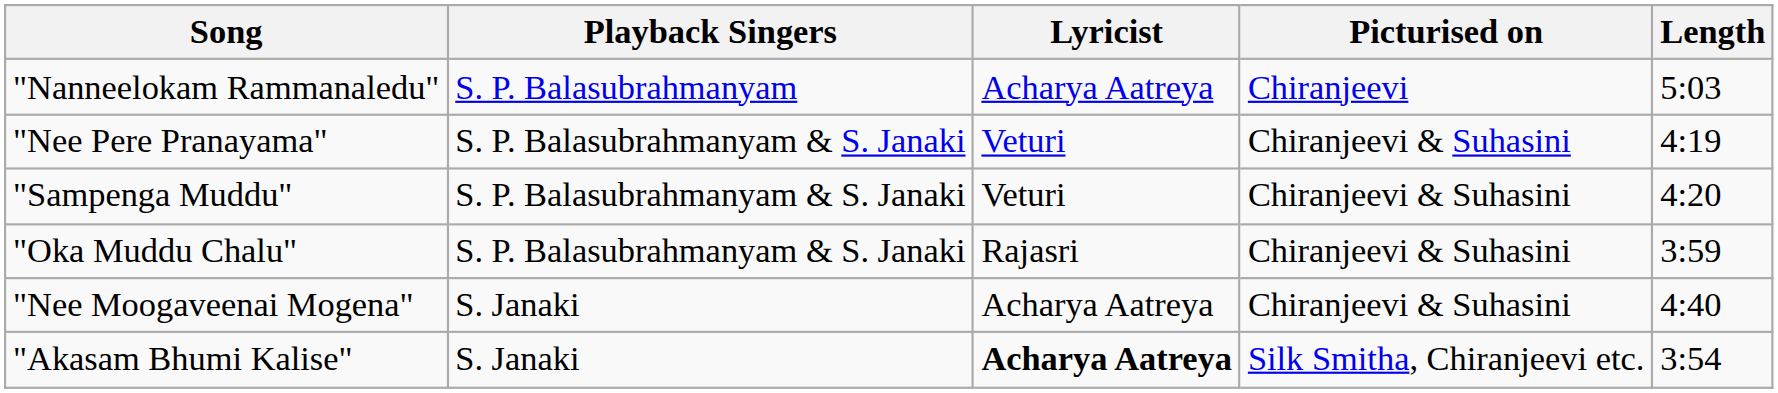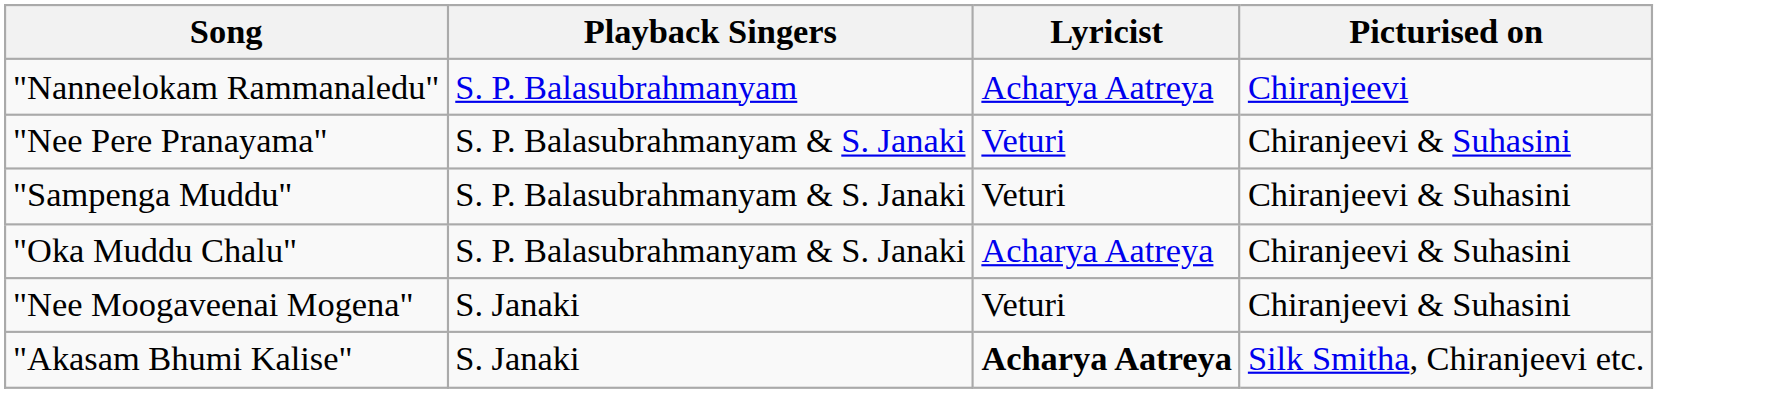- column: (1713, 31)
(1030, 250) Rajasri -> (1097, 250) Acharya Aatreya
(1097, 304) Acharya Aatreya -> (1023, 304) Veturi
